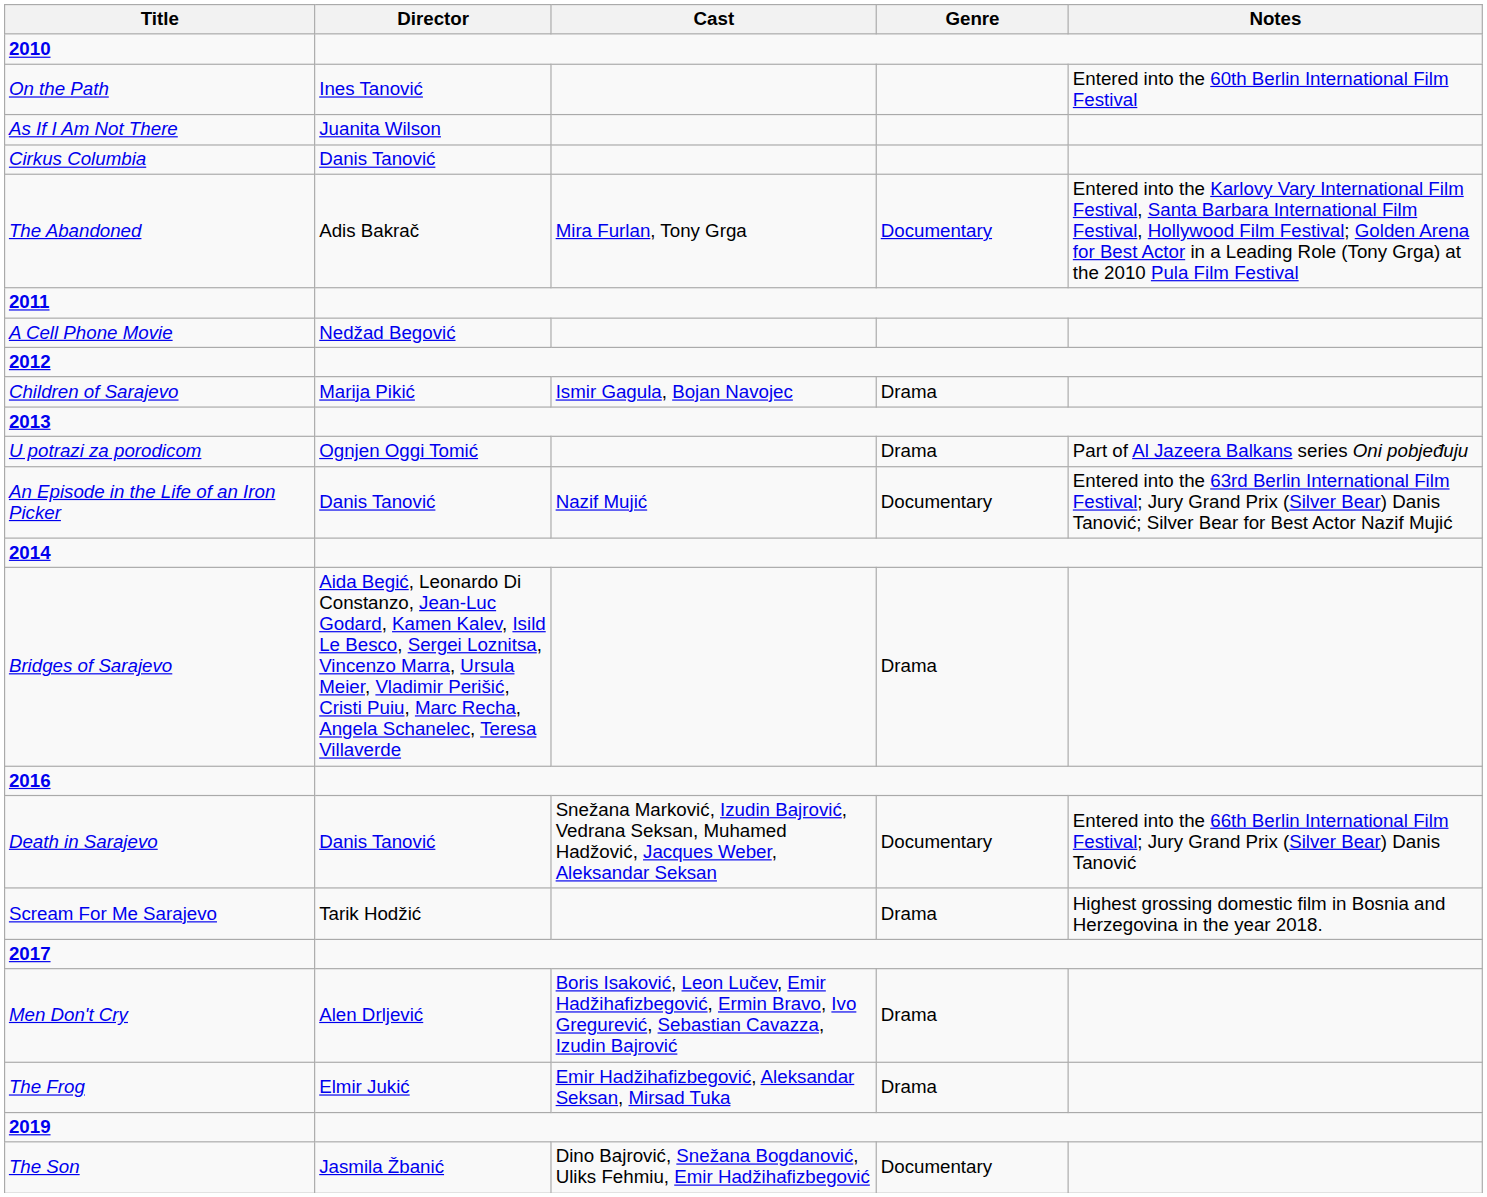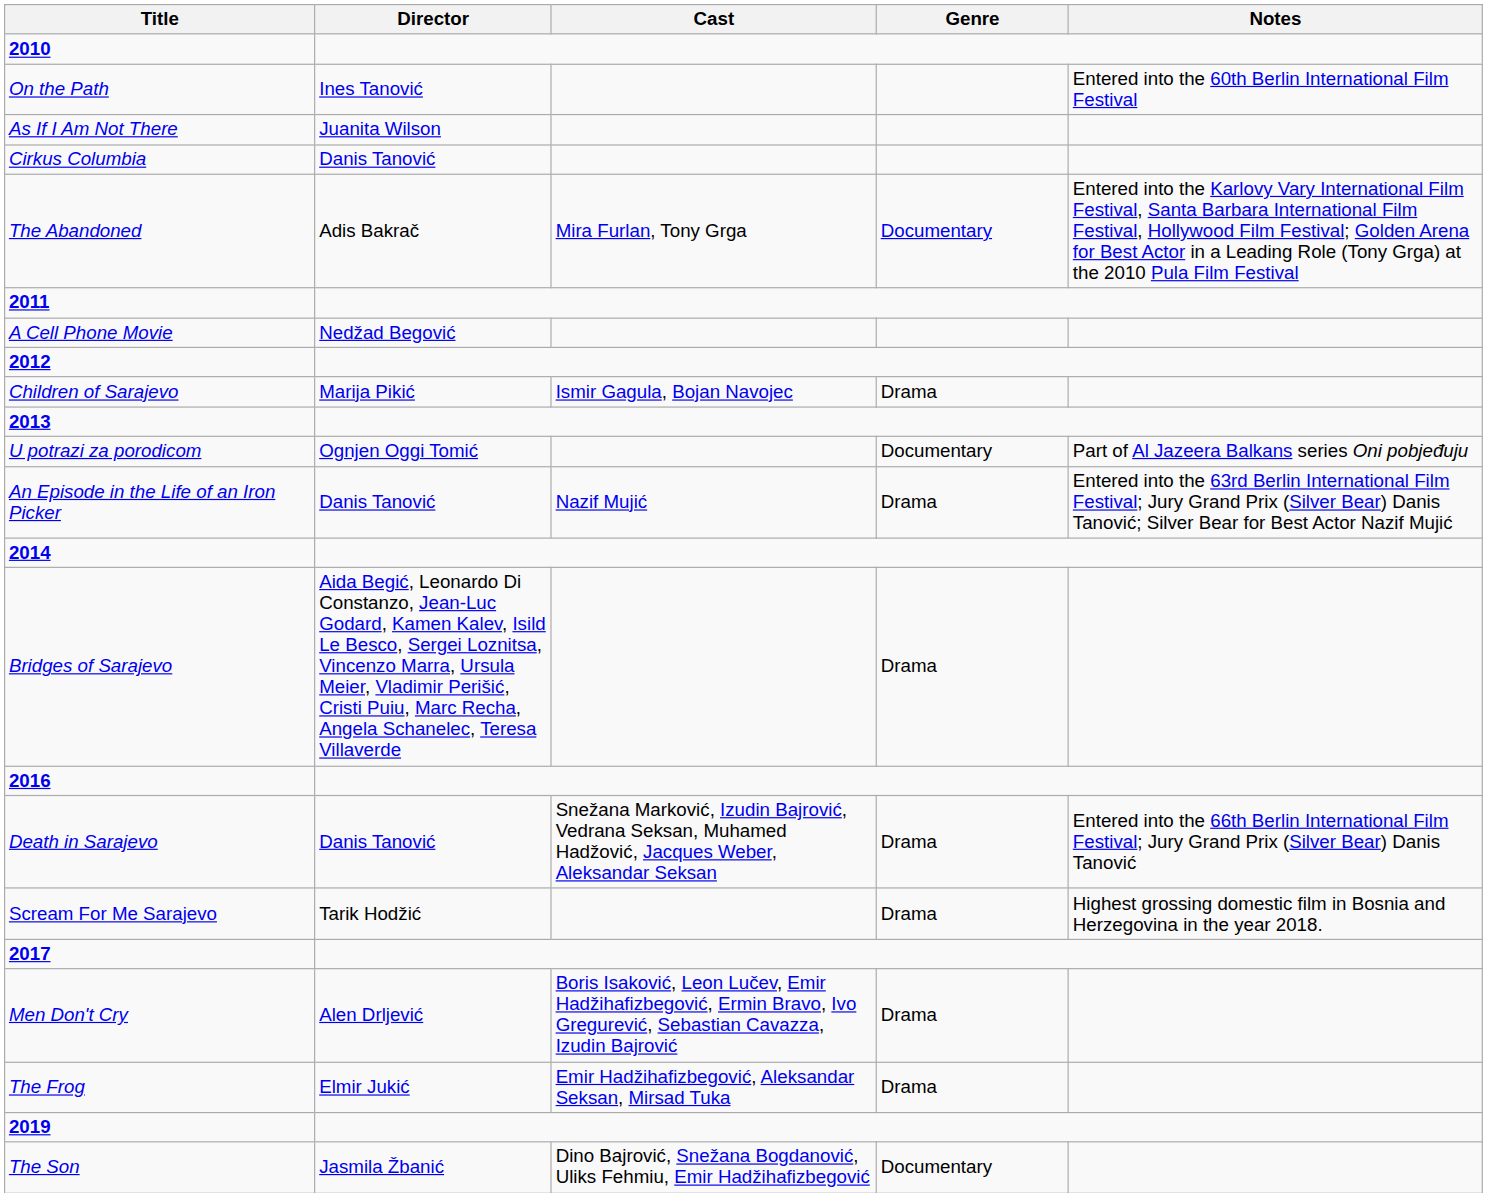(909, 451) Drama -> (936, 451) Documentary
(936, 501) Documentary -> (909, 501) Drama
(936, 841) Documentary -> (909, 841) Drama
